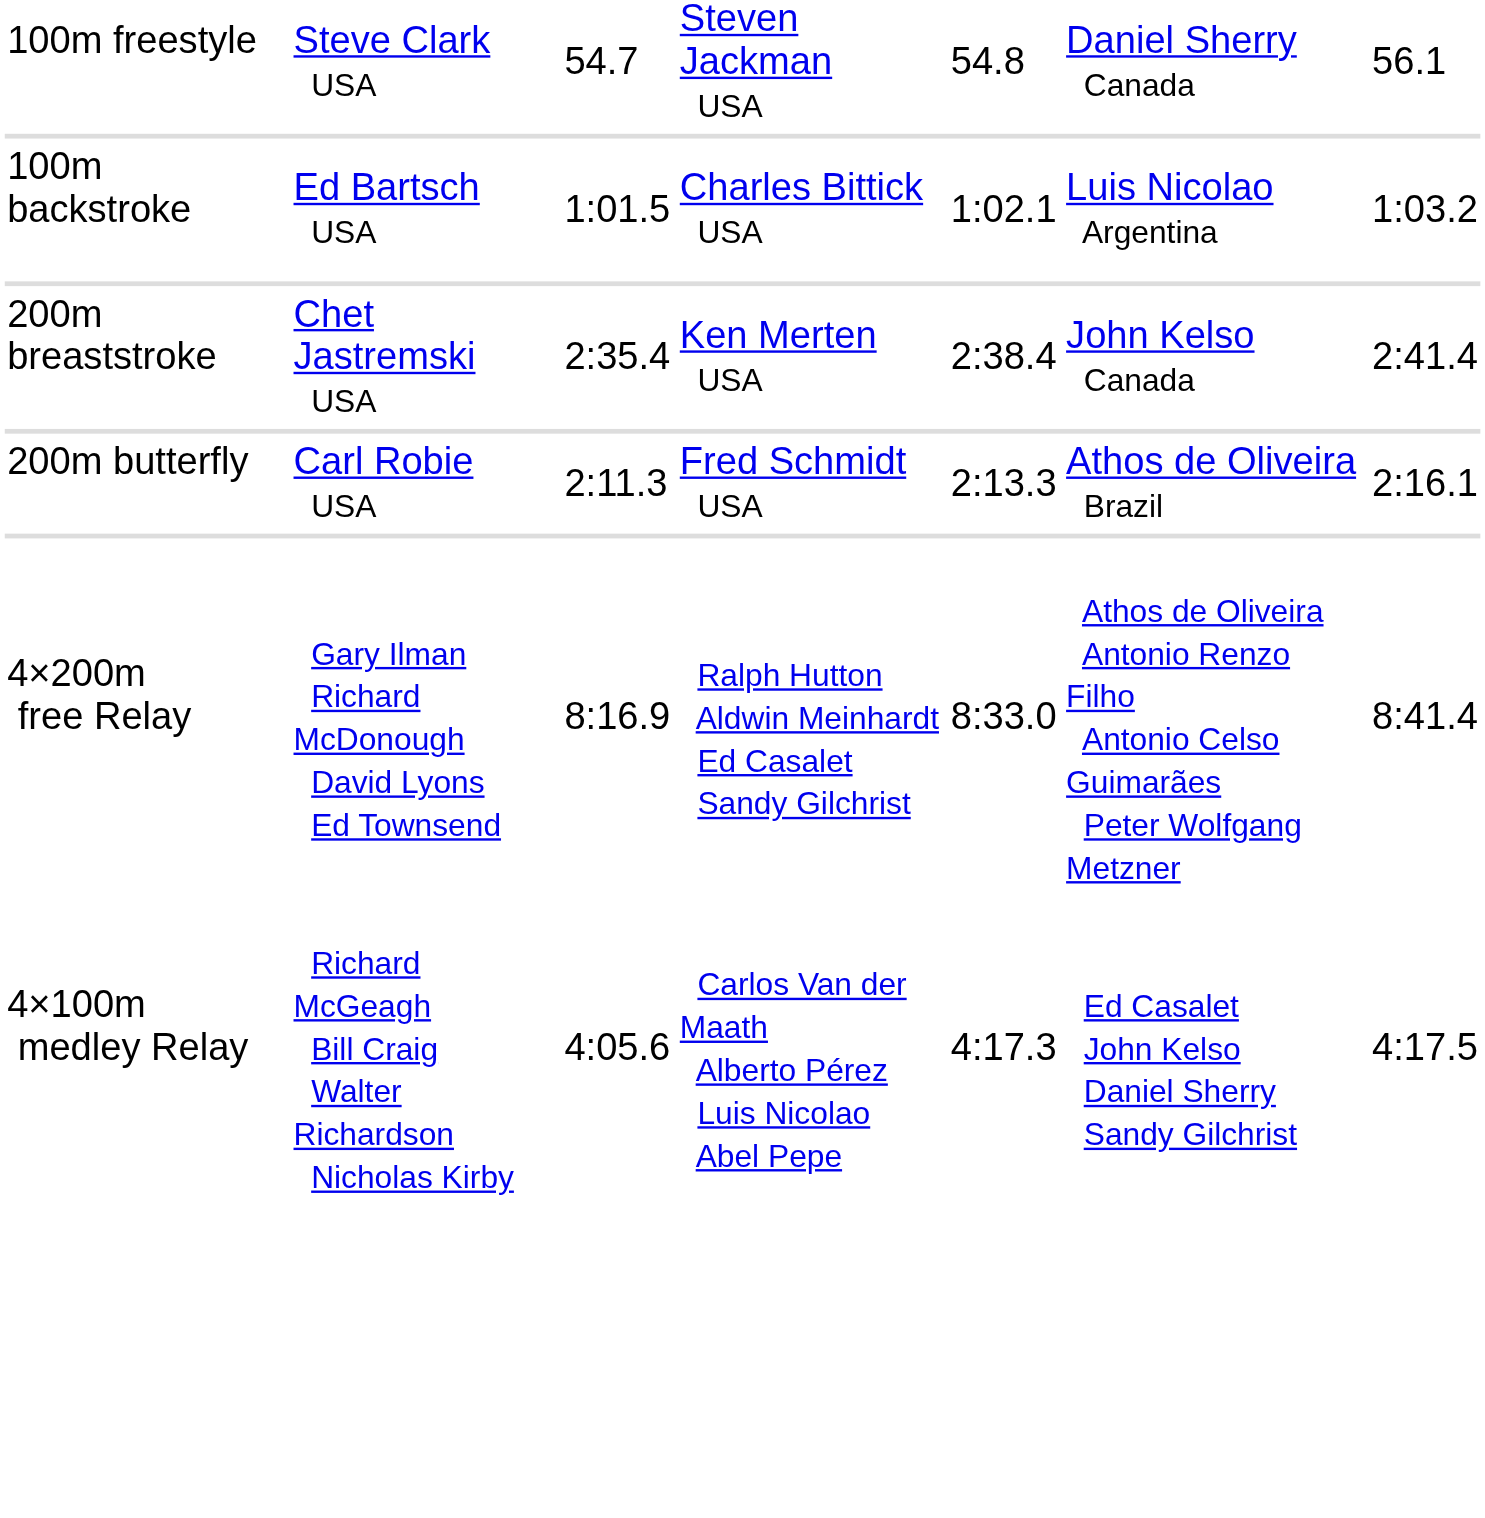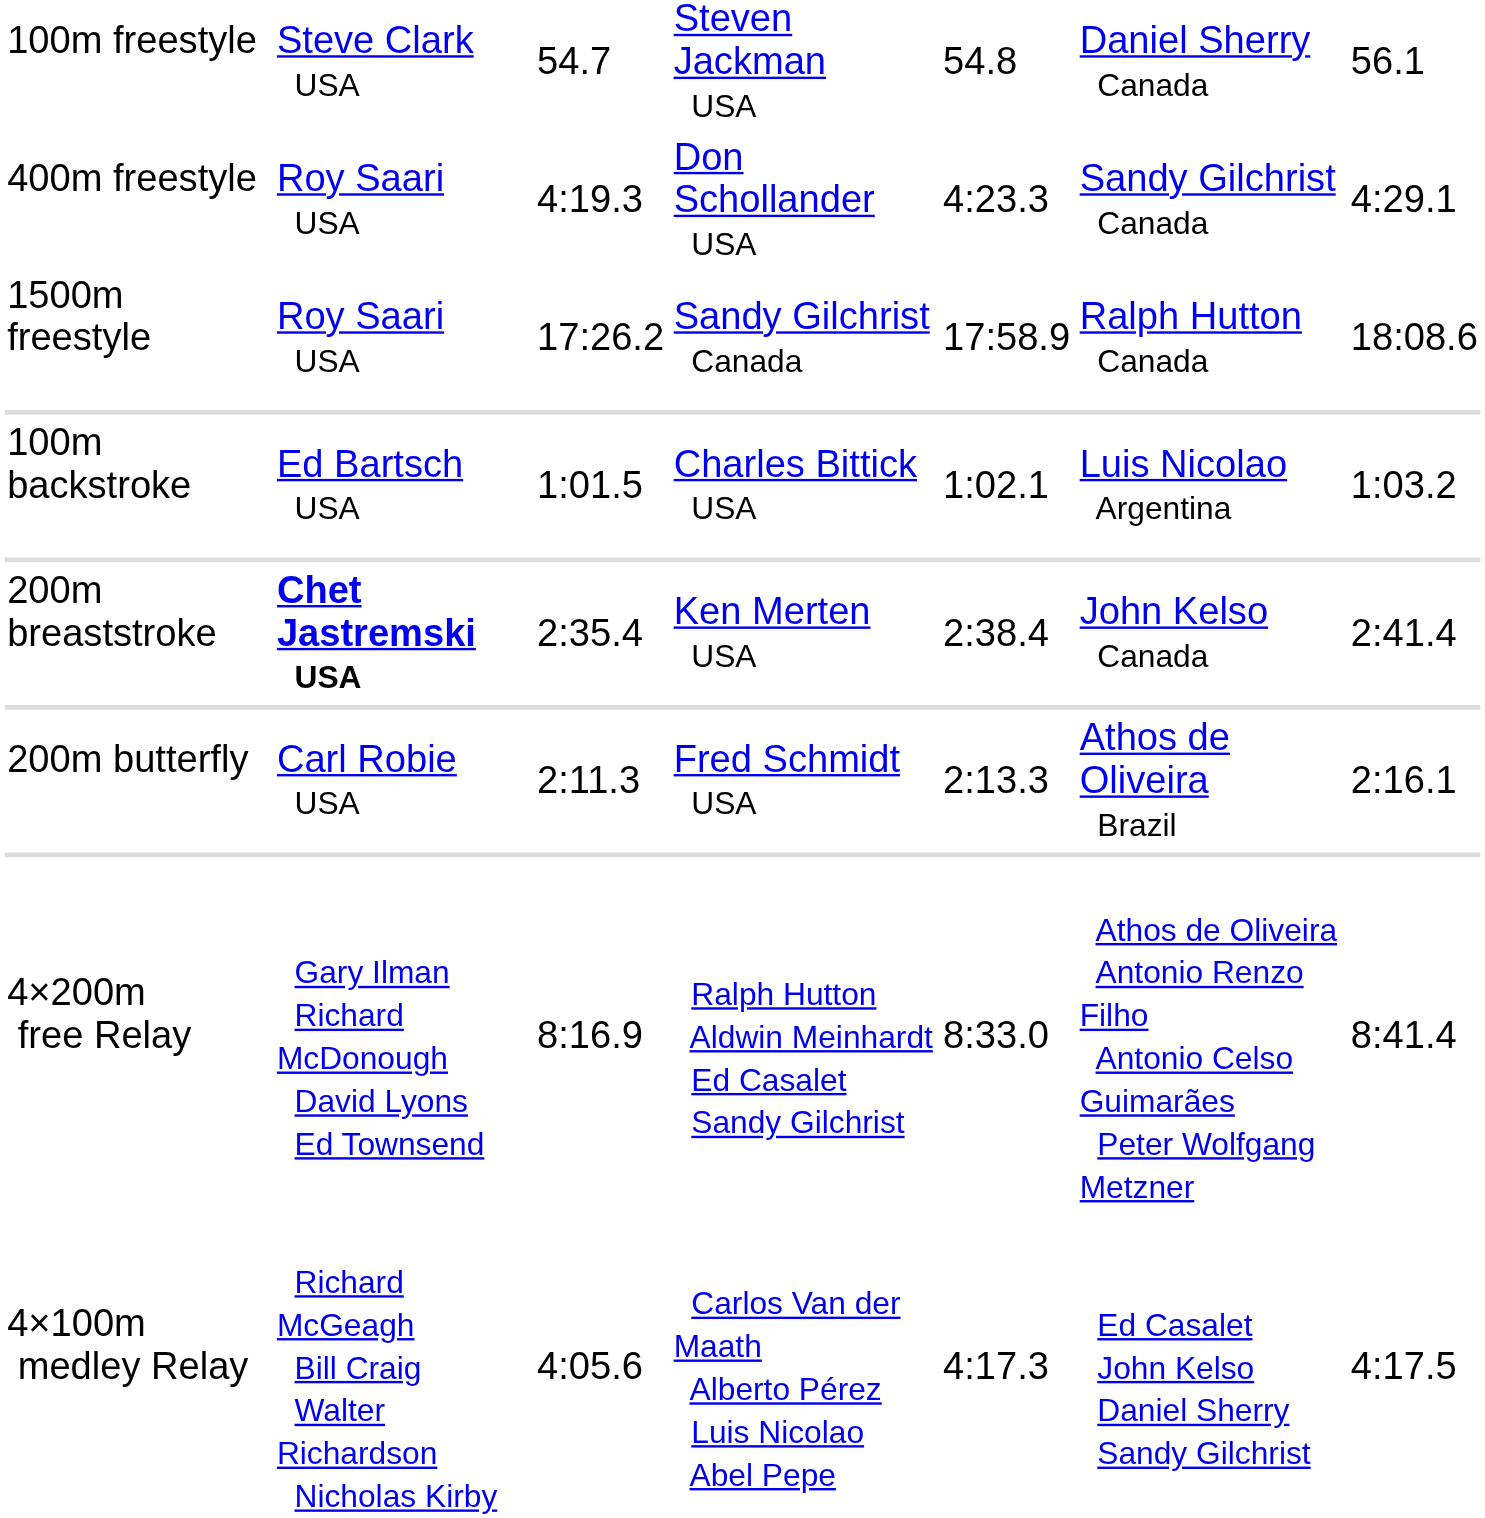+ row: (132, 199)
+ row: (79, 337)
(385, 356) normal -> (376, 632) bold
